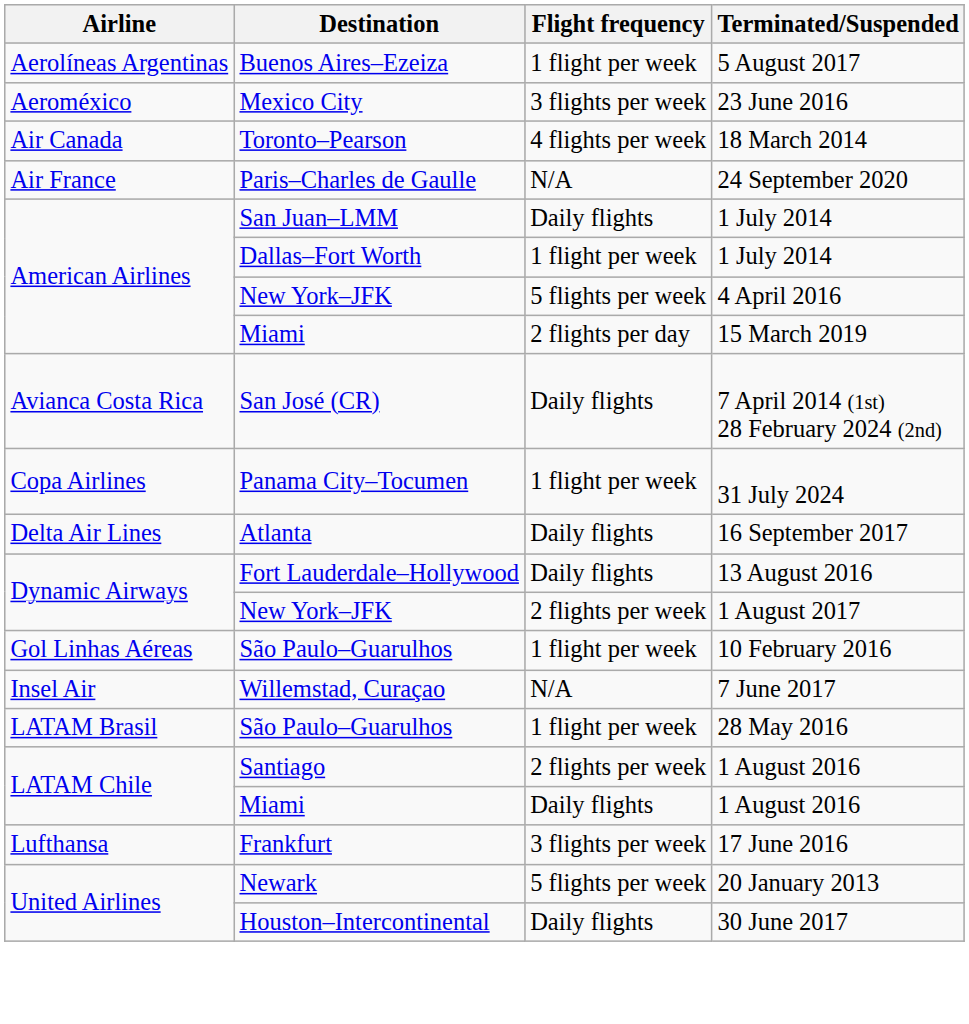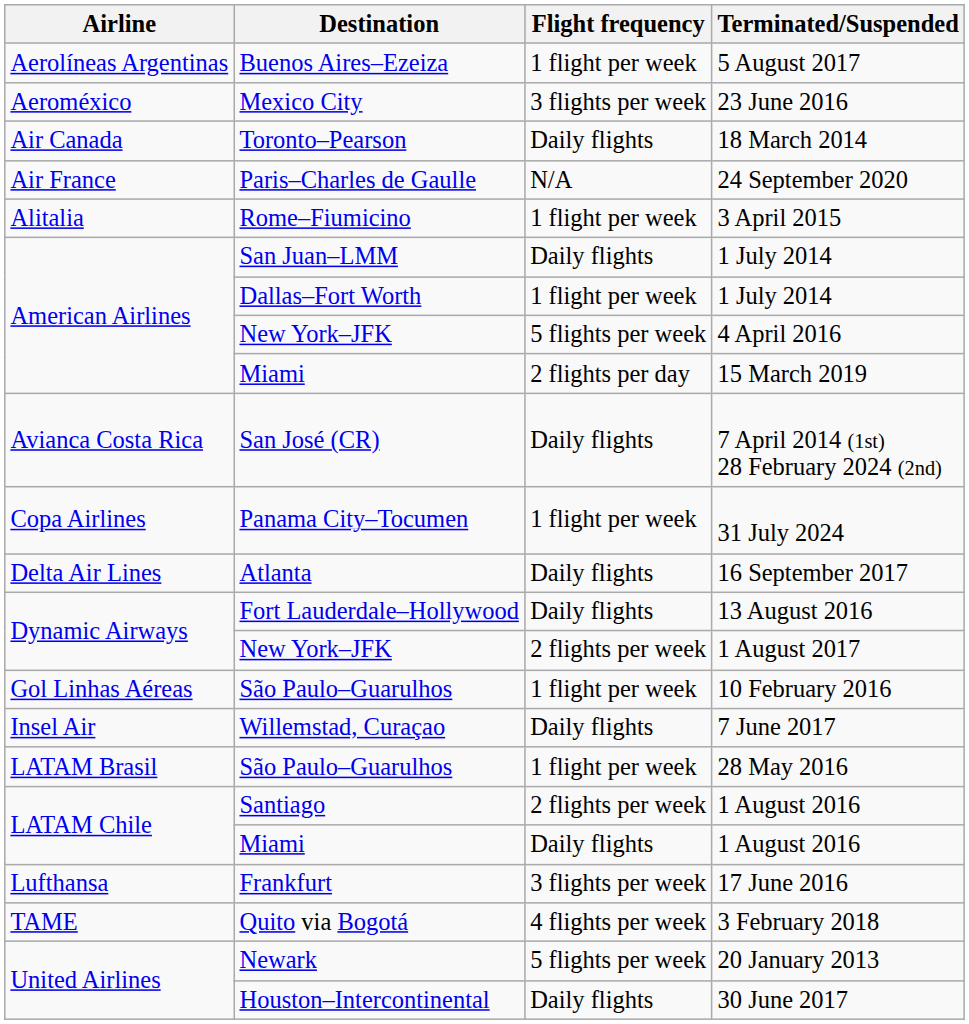(618, 140) 4 flights per week -> (592, 140) Daily flights
+ row: (325, 218)
(551, 688) N/A -> (592, 727) Daily flights
+ row: (324, 921)
